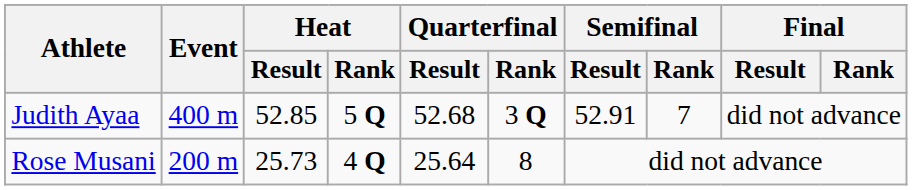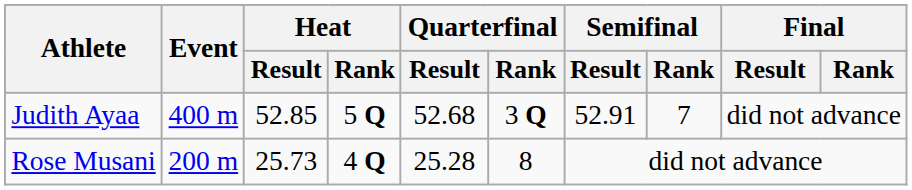(444, 161) 25.64 -> (444, 161) 25.28
